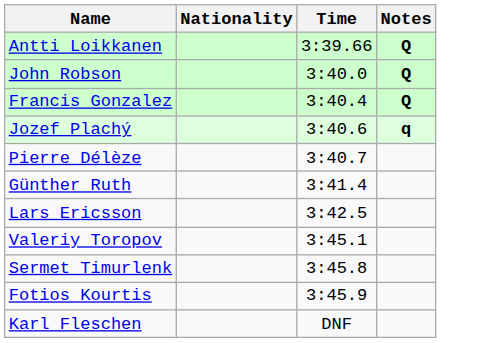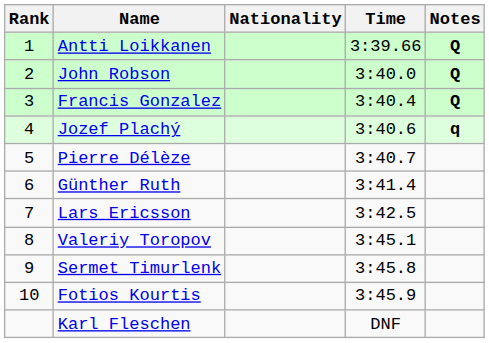+ column: (29, 19)
